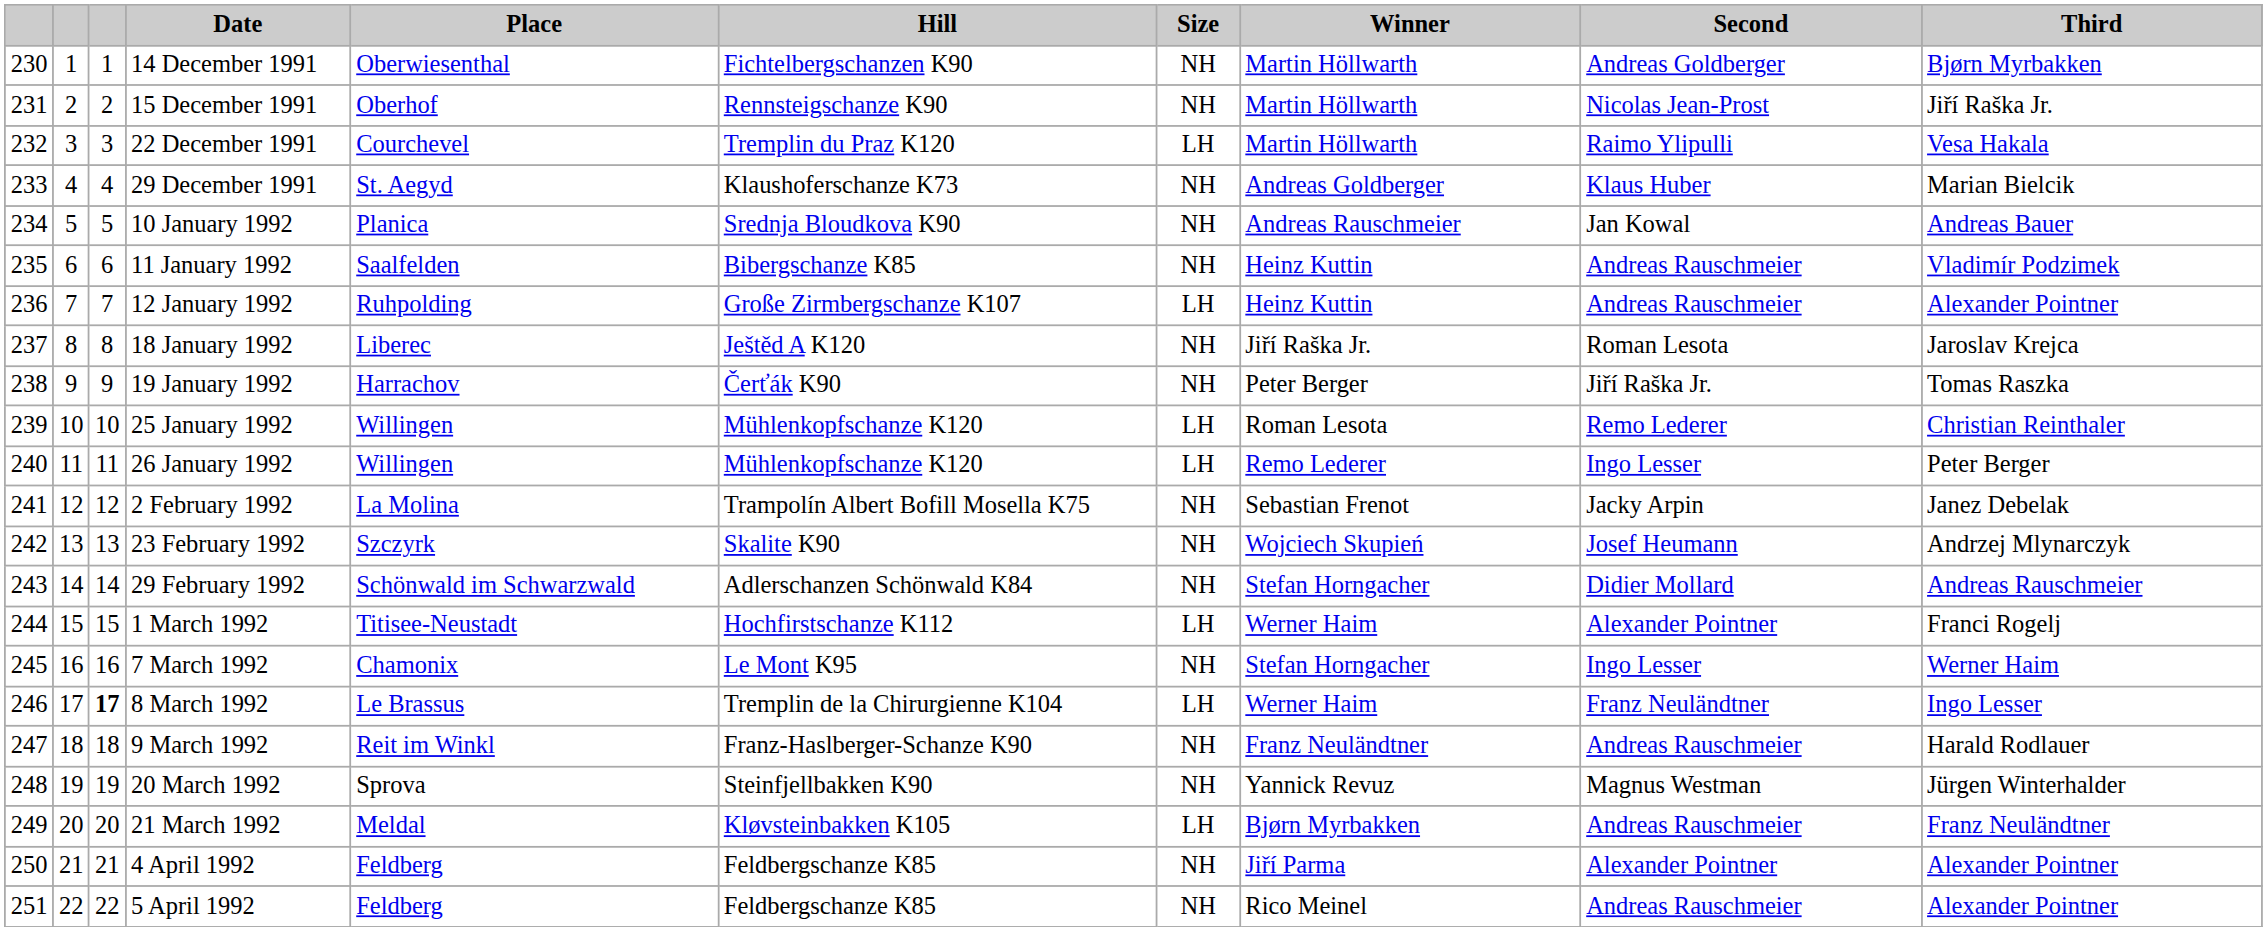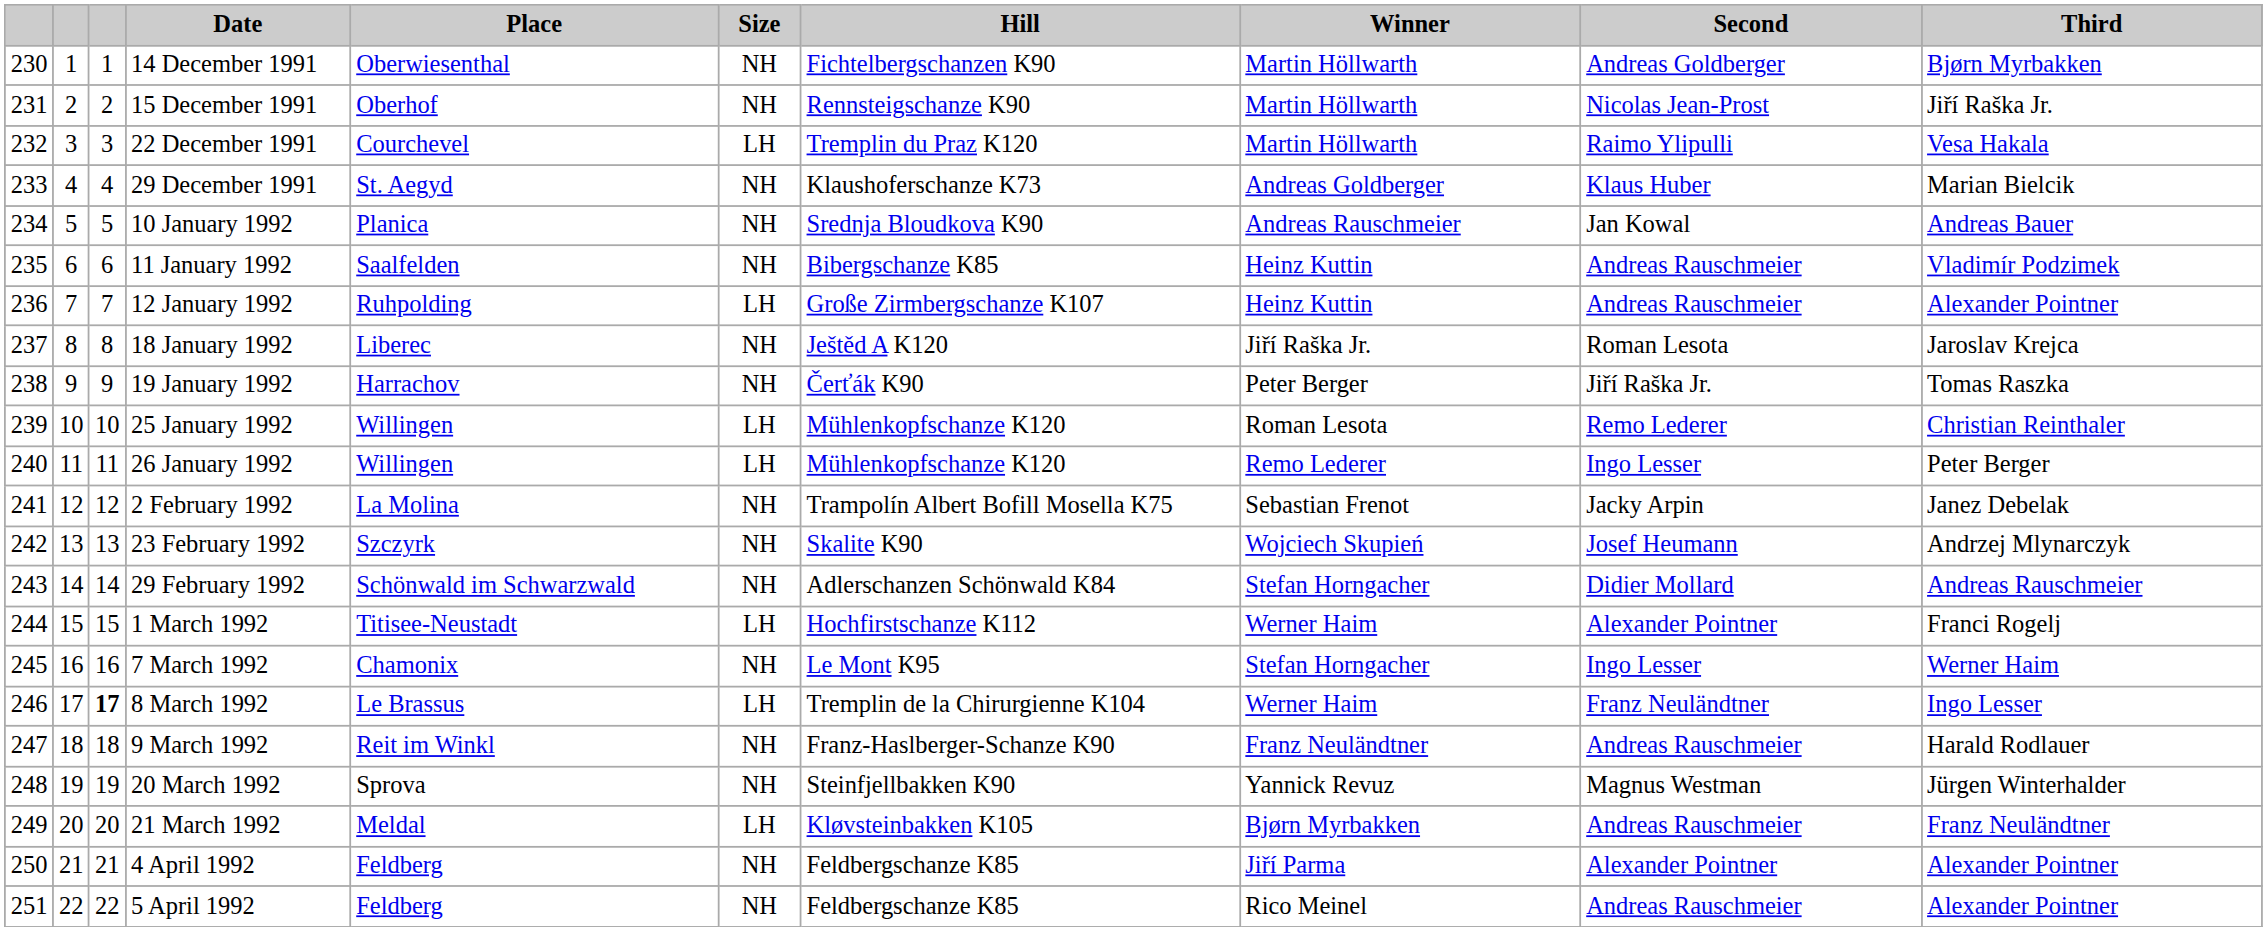columns swapped: (937, 24) <-> (1198, 24)
